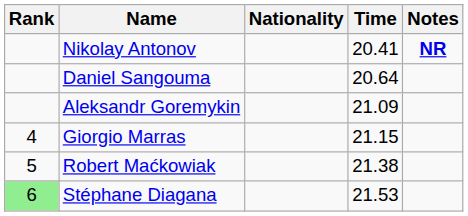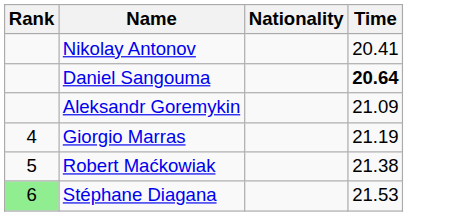- column: (433, 19)
(375, 78) normal -> (375, 78) bold
(375, 136) 21.15 -> (375, 136) 21.19
